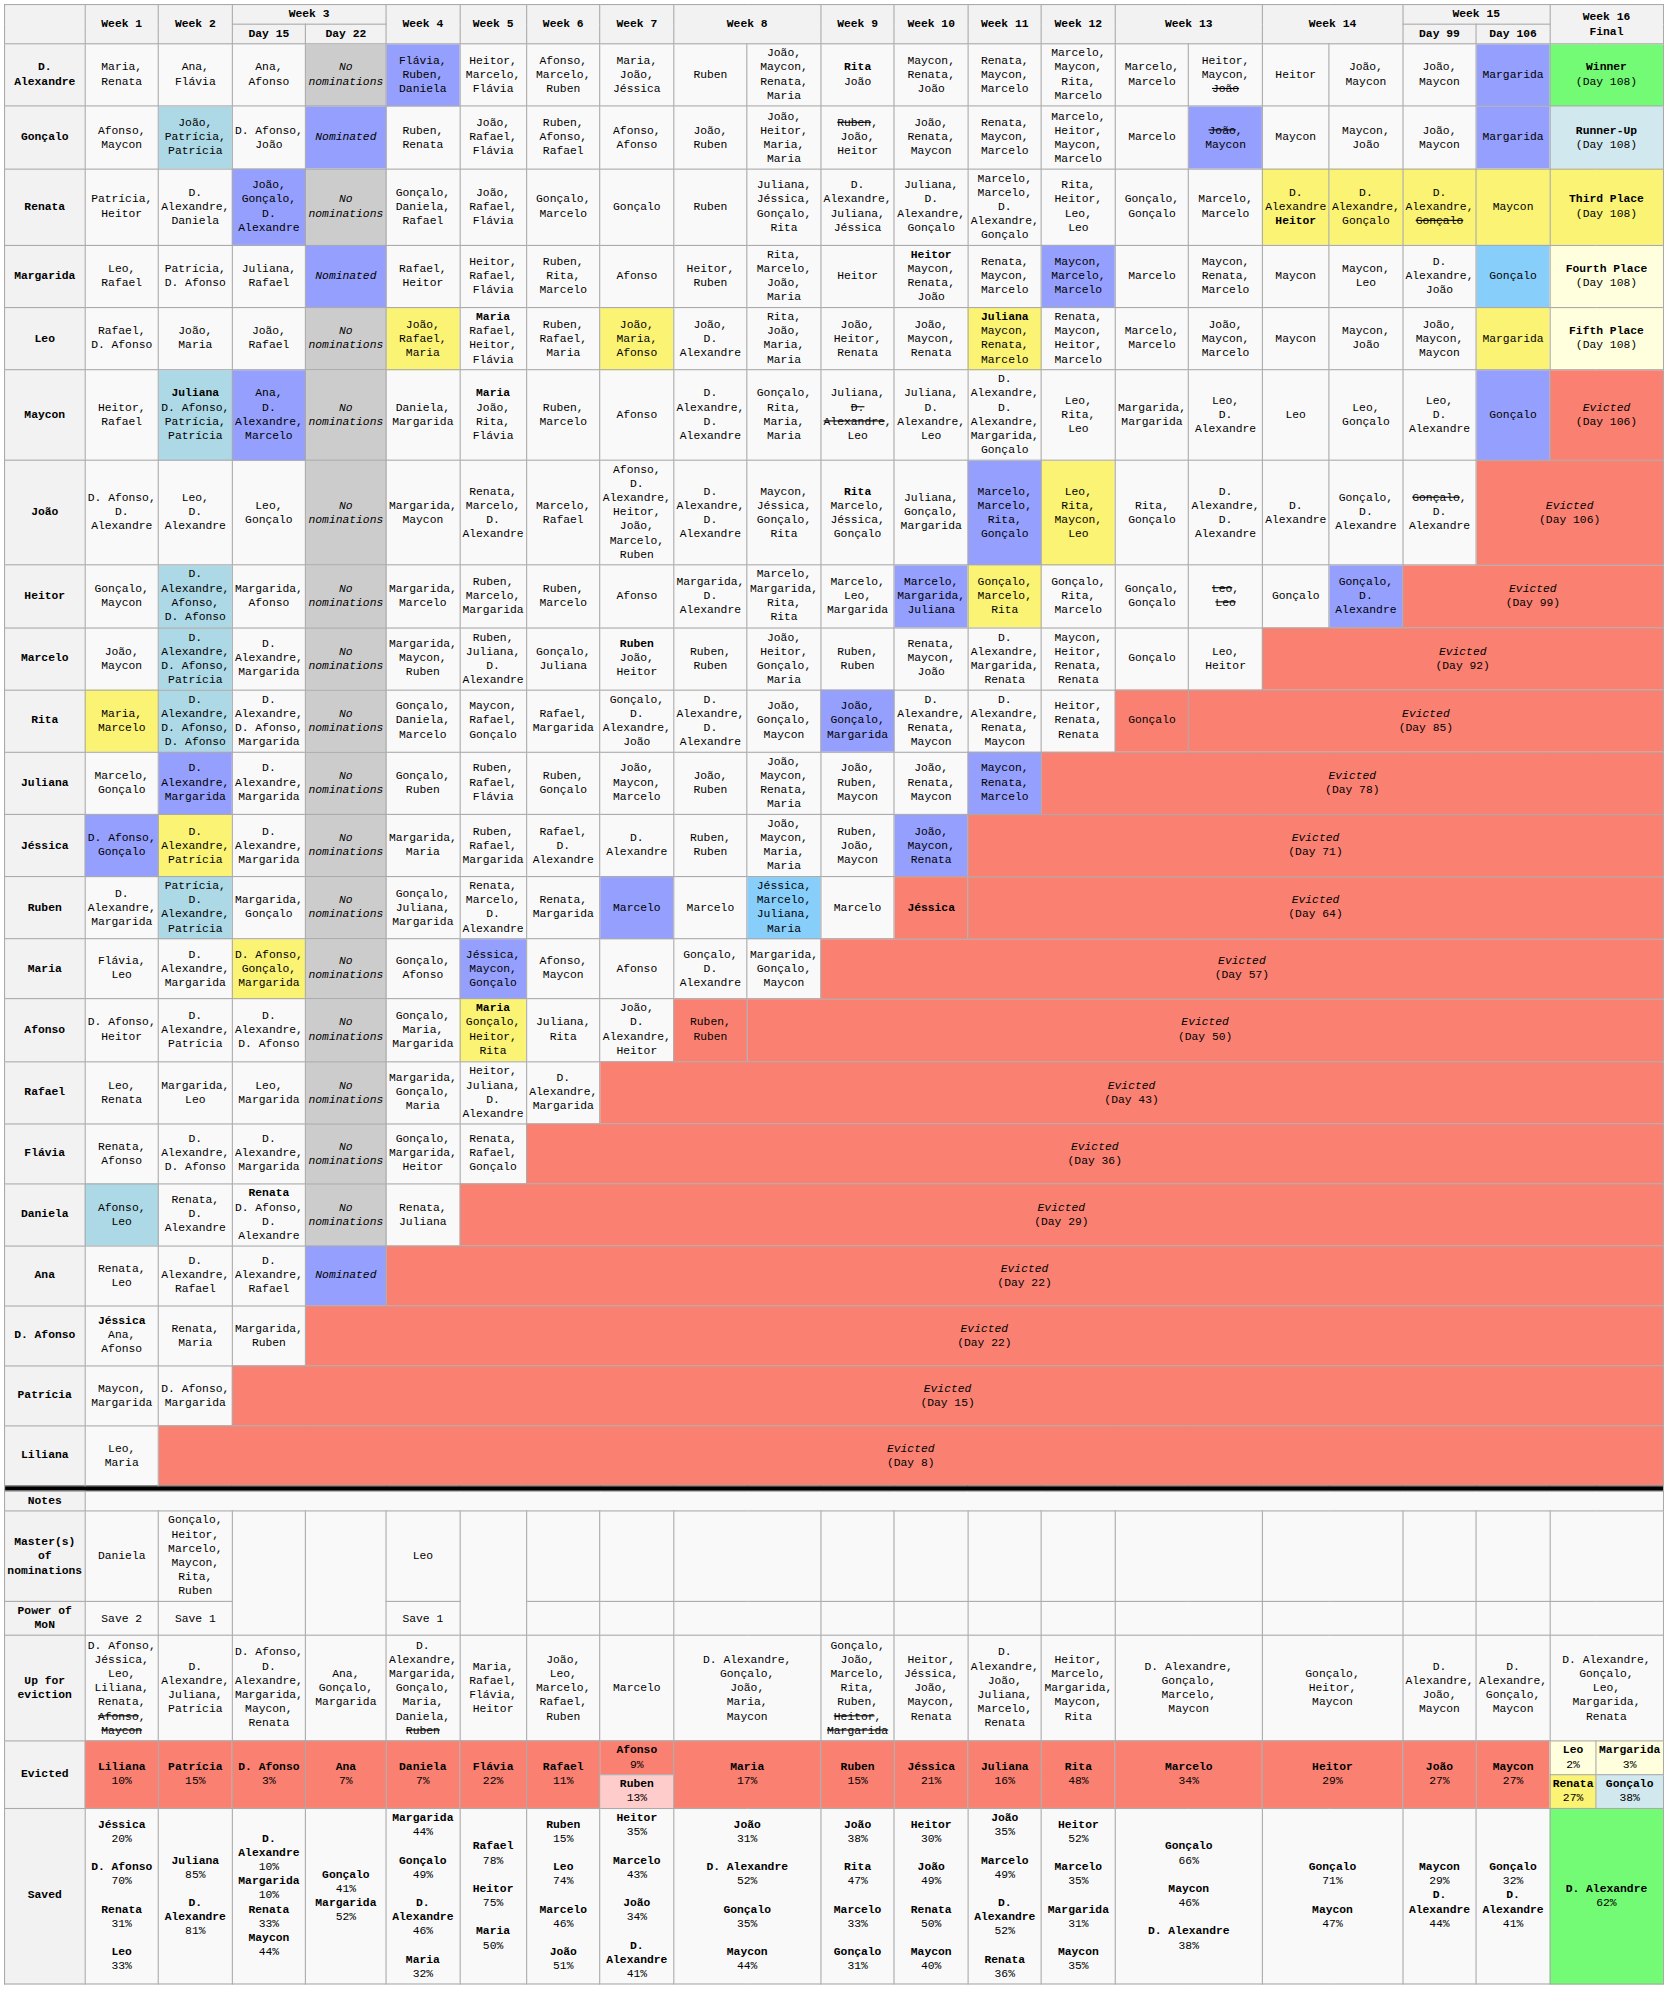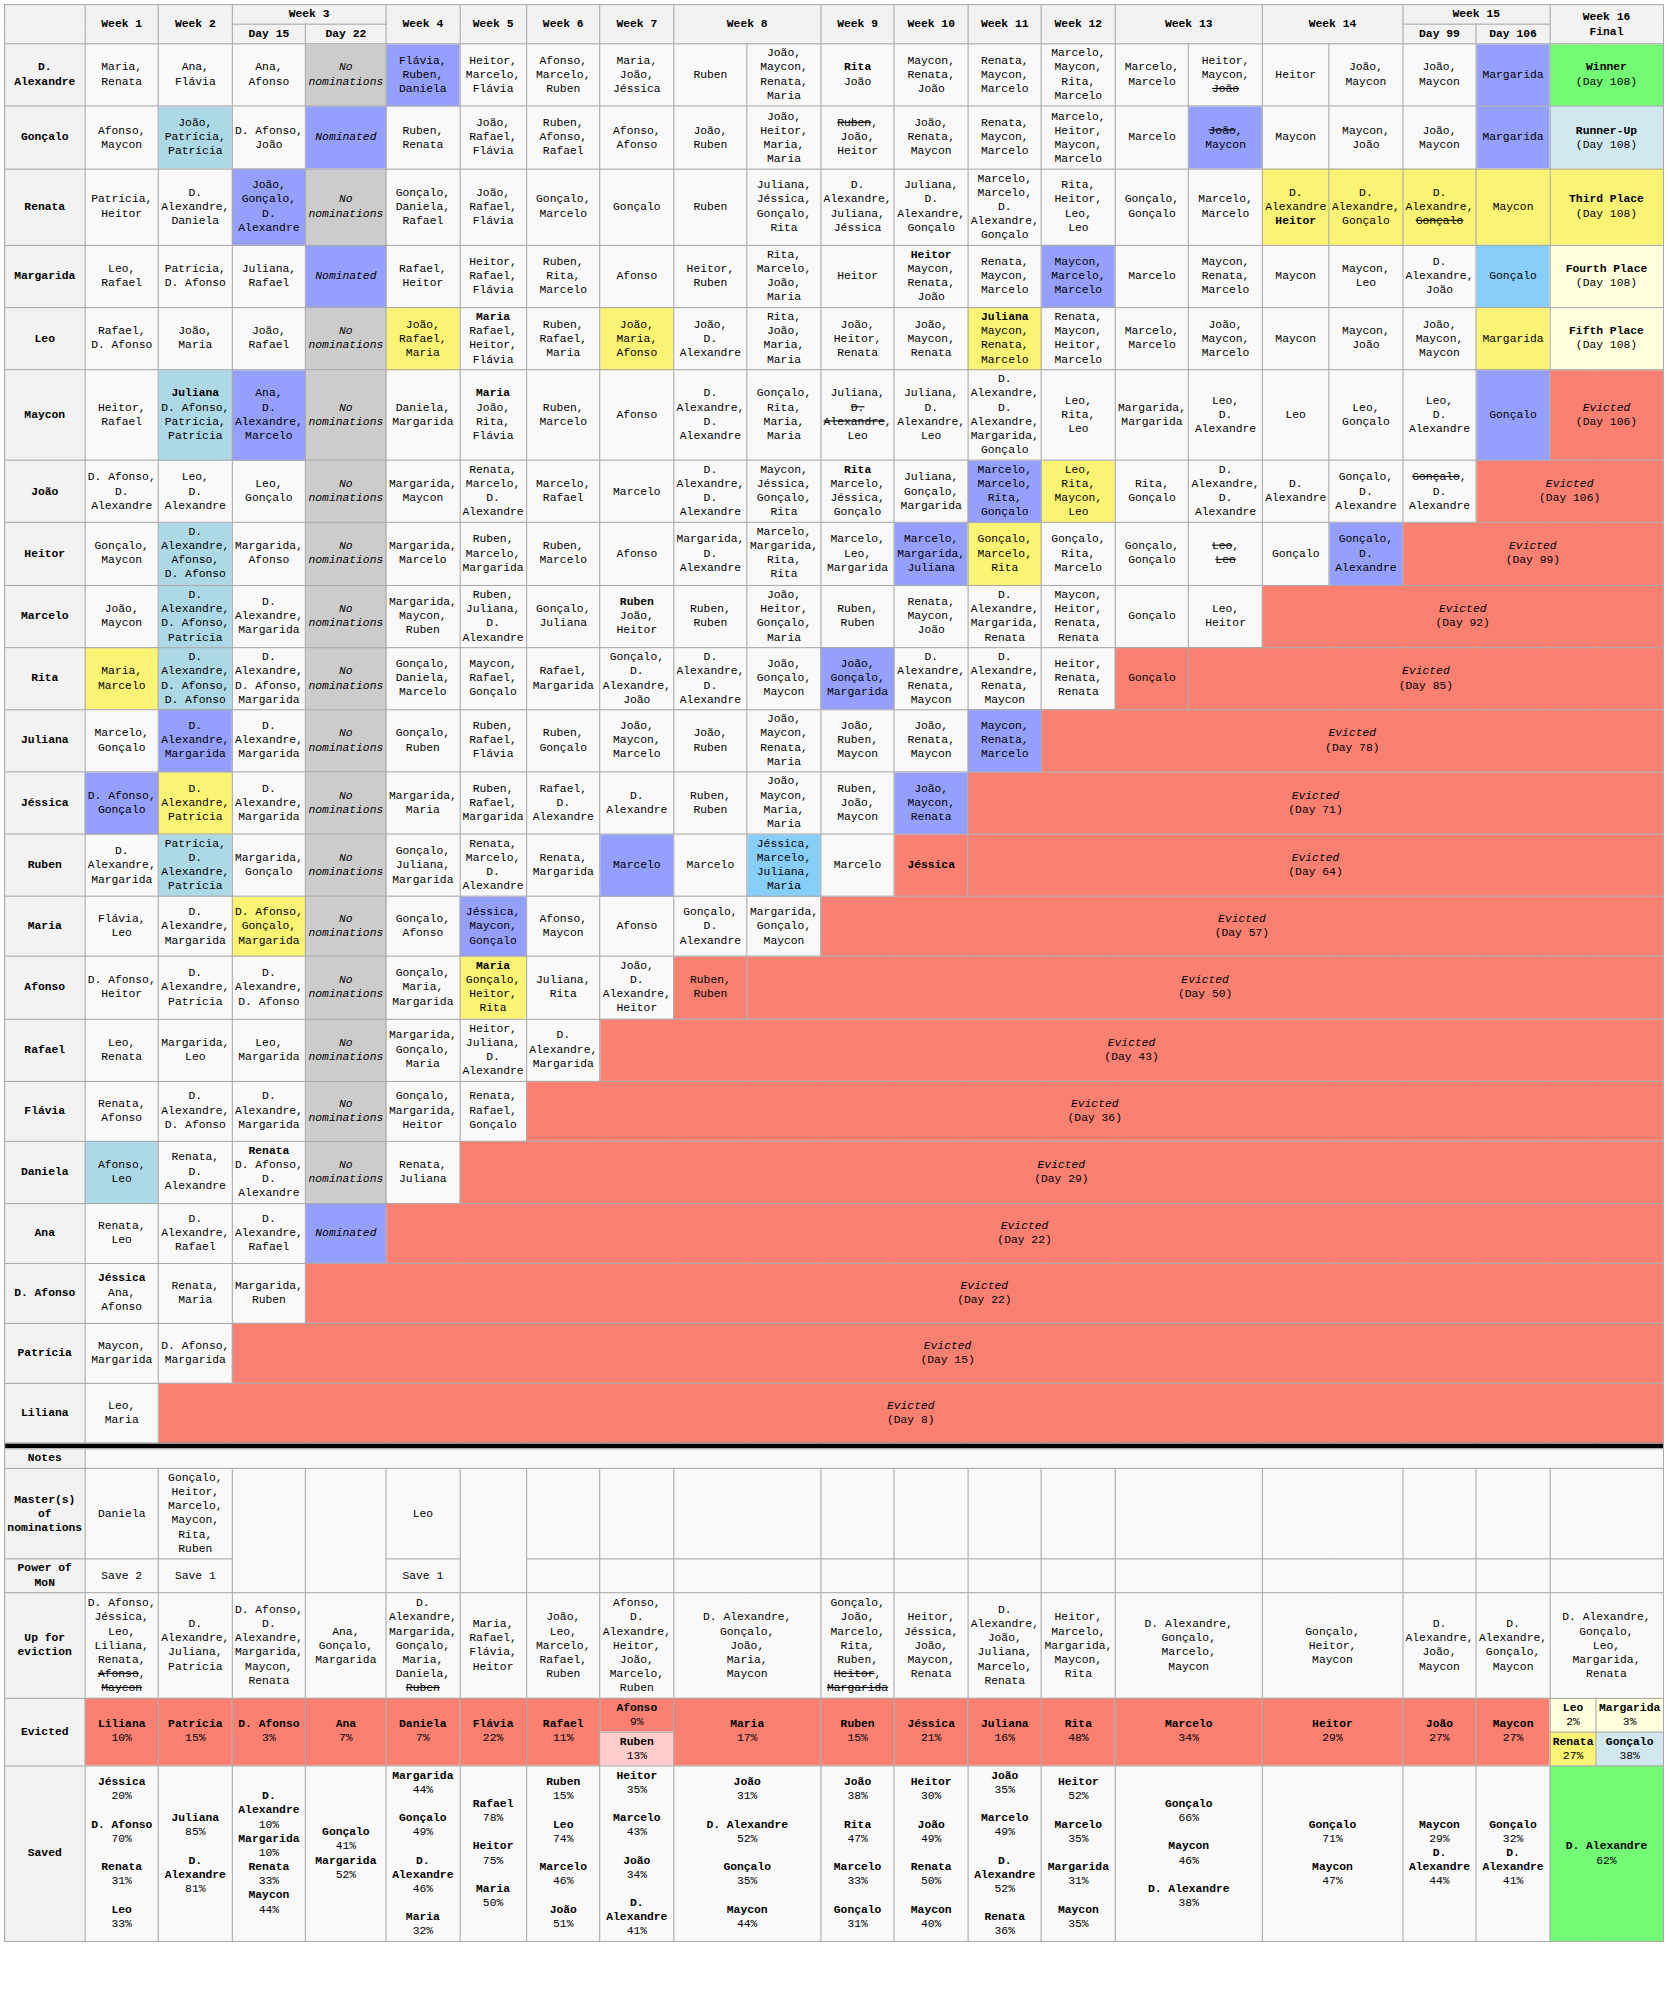(637, 513) Afonso, D. Alexandre, Heitor, João, Marcelo, Ruben -> (637, 491) Marcelo
(637, 1688) Marcelo -> (637, 1645) Afonso, D. Alexandre, Heitor, João, Marcelo, Ruben
